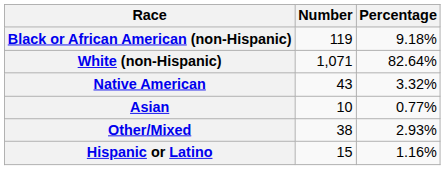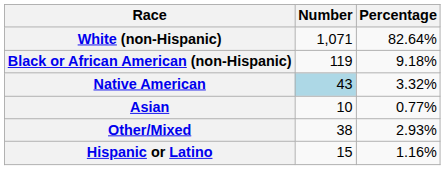rows swapped: (150, 61) <-> (150, 38)
(345, 84) no background -> (345, 84) lightblue background
